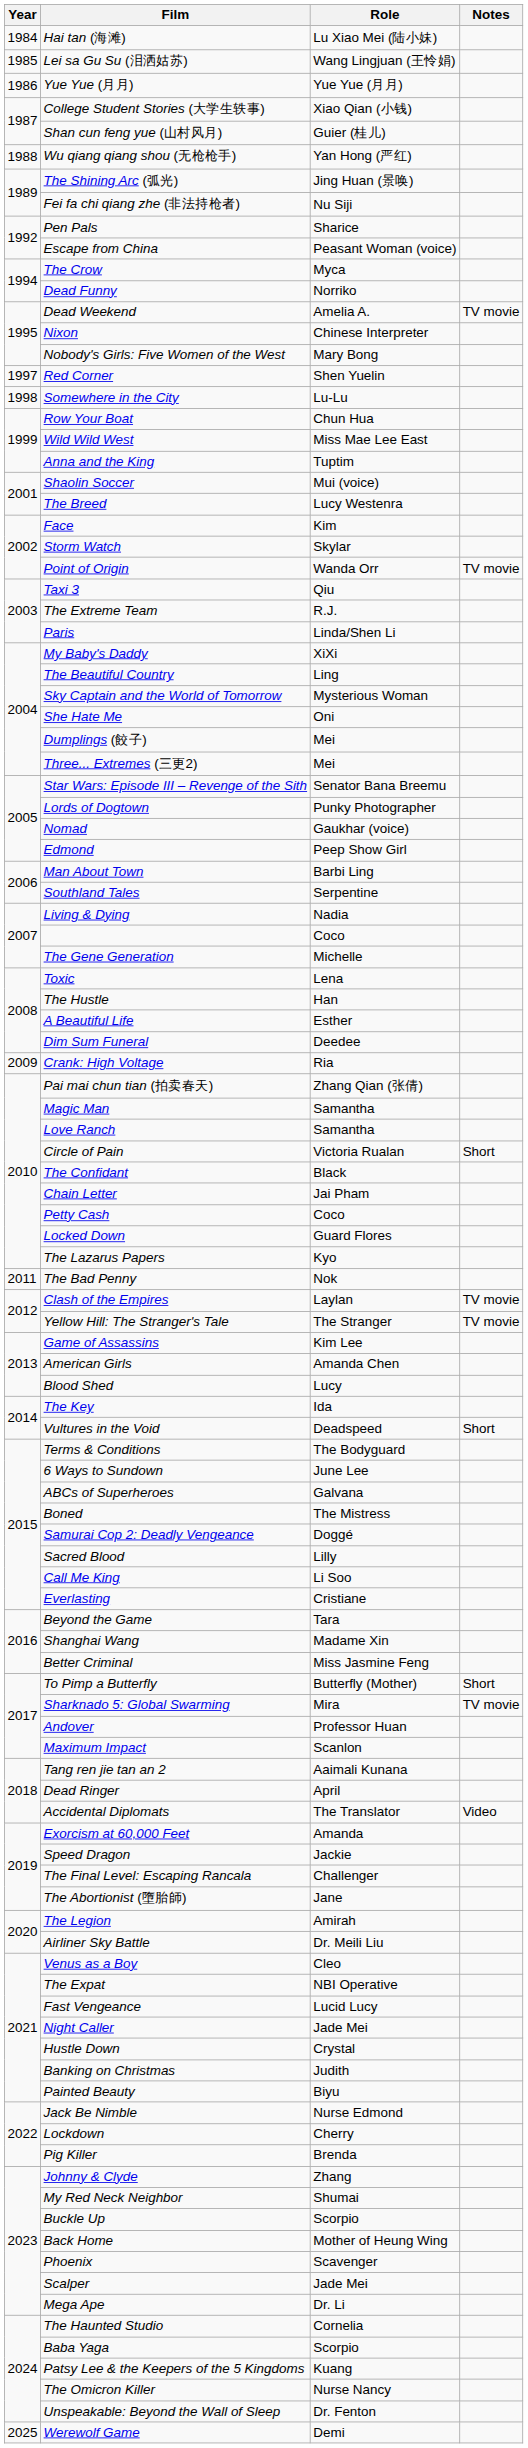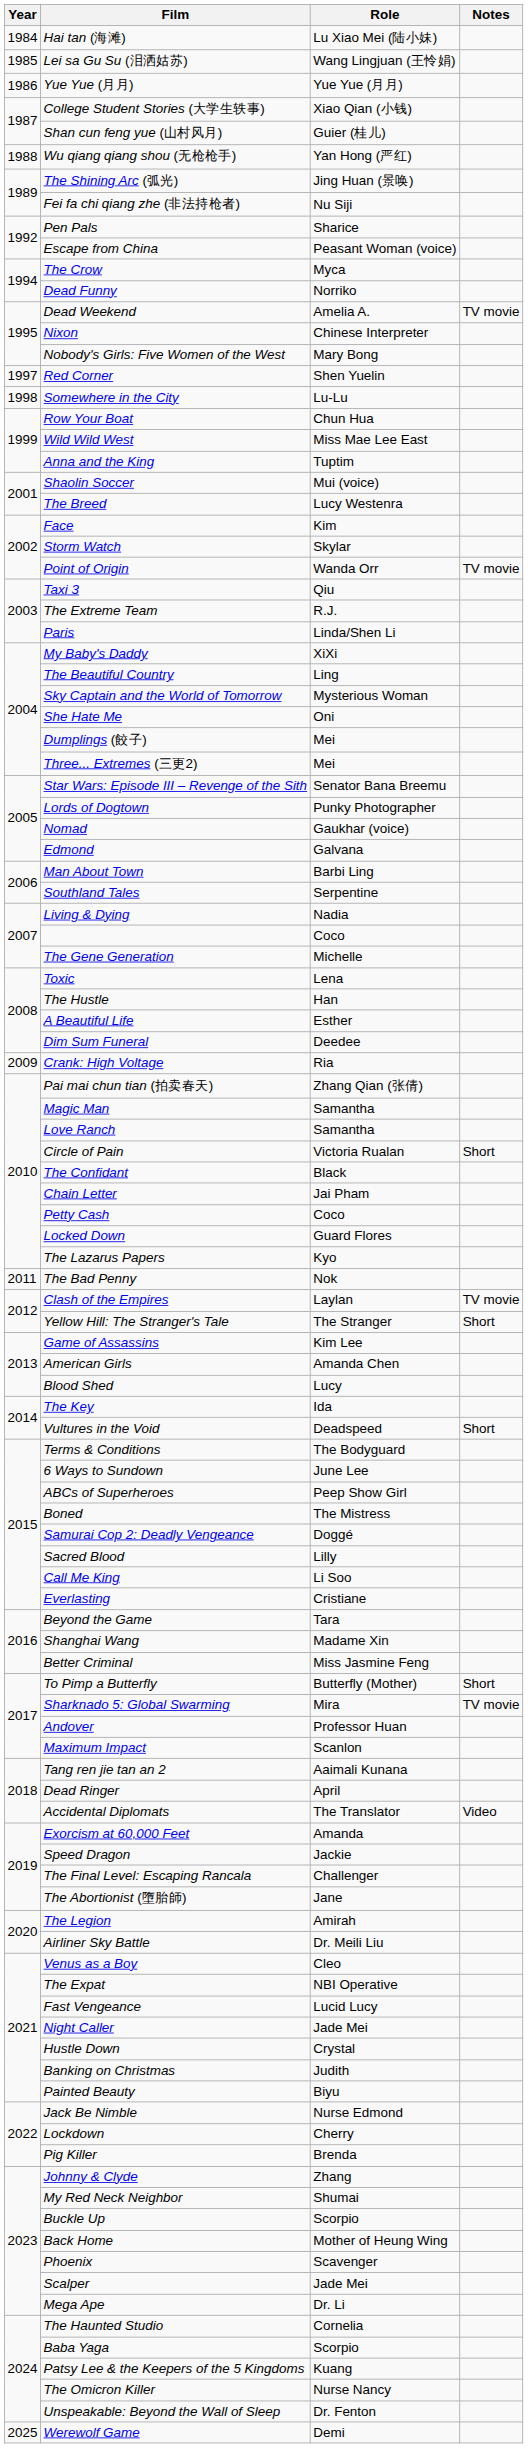(360, 850) Peep Show Girl -> (338, 850) Galvana
(491, 1321) TV movie -> (479, 1321) Short
(338, 1492) Galvana -> (360, 1492) Peep Show Girl
